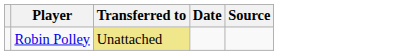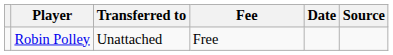+ column: (247, 15)
(129, 38) khaki background -> (129, 38) no background
